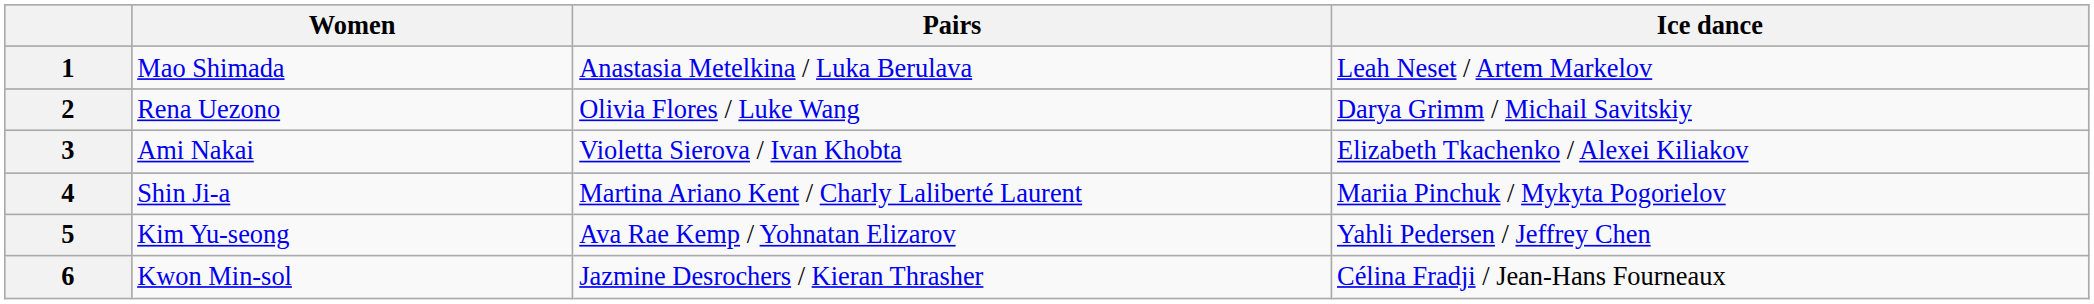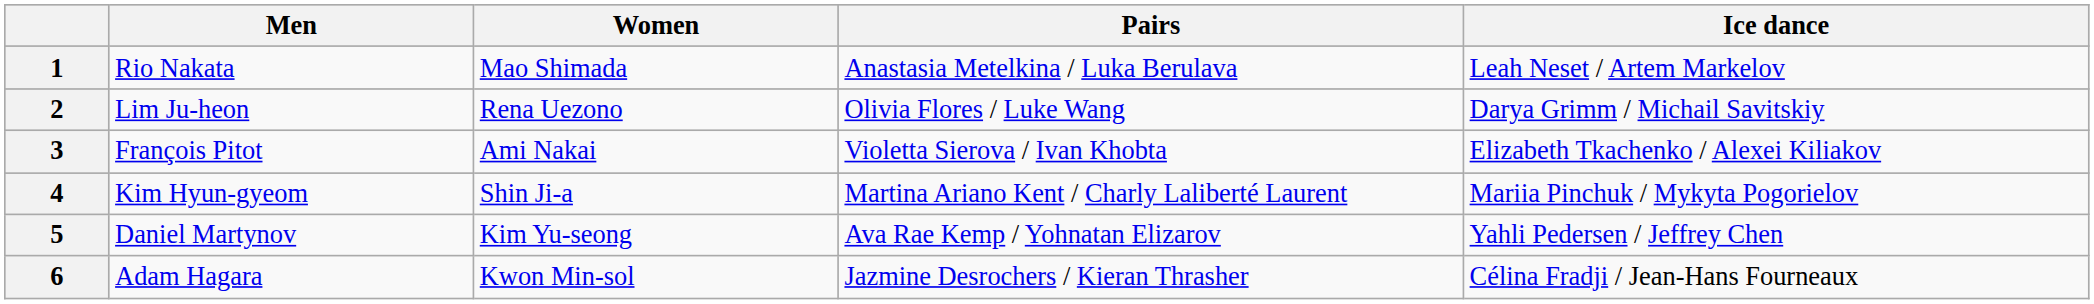+ column: (291, 25)
